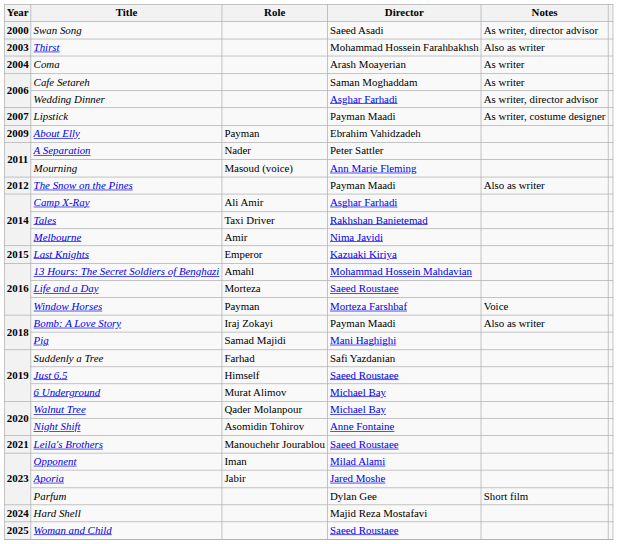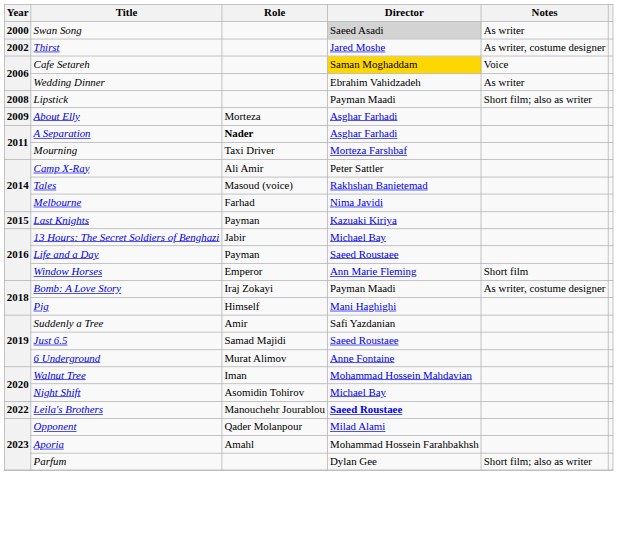(357, 30) no background -> (357, 30) lightgrey background
(541, 30) As writer, director advisor -> (504, 30) As writer
(18, 47) 2003 -> (18, 47) 2002
(404, 47) Mohammad Hossein Farahbakhsh -> (358, 47) Jared Moshe
(514, 47) Also as writer -> (545, 47) As writer, costume designer
- row: (47, 64)
(374, 82) no background -> (374, 64) gold background
(504, 82) As writer -> (496, 64) Voice
(364, 99) Asghar Farhadi -> (375, 82) Ebrahim Vahidzadeh
(541, 99) As writer, director advisor -> (504, 82) As writer
(18, 116) 2007 -> (18, 99) 2008
(545, 116) As writer, costume designer -> (538, 99) Short film; also as writer
(242, 133) Payman -> (243, 116) Morteza
(375, 133) Ebrahim Vahidzadeh -> (364, 116) Asghar Farhadi
(238, 151) normal -> (239, 133) bold
(357, 151) Peter Sattler -> (364, 133) Asghar Farhadi
(259, 168) Masoud (voice) -> (250, 151) Taxi Driver
(373, 168) Ann Marie Fleming -> (369, 151) Morteza Farshbaf
- row: (83, 185)
(364, 202) Asghar Farhadi -> (357, 168) Peter Sattler
(250, 220) Taxi Driver -> (259, 185) Masoud (voice)
(236, 237) Amir -> (239, 202) Farhad
(243, 254) Emperor -> (242, 220) Payman
(239, 271) Amahl -> (235, 237) Jabir
(401, 271) Mohammad Hossein Mahdavian -> (358, 237) Michael Bay
(243, 289) Morteza -> (242, 254) Payman
(242, 306) Payman -> (243, 271) Emperor
(369, 306) Morteza Farshbaf -> (373, 271) Ann Marie Fleming
(496, 306) Voice -> (506, 271) Short film
(514, 323) Also as writer -> (545, 289) As writer, costume designer
(255, 340) Samad Majidi -> (242, 306) Himself
(239, 358) Farhad -> (236, 323) Amir
(242, 375) Himself -> (255, 340) Samad Majidi
(358, 392) Michael Bay -> (362, 358) Anne Fontaine
(263, 409) Qader Molanpour -> (236, 375) Iman
(358, 409) Michael Bay -> (401, 375) Mohammad Hossein Mahdavian
(362, 427) Anne Fontaine -> (358, 392) Michael Bay
(18, 444) 2021 -> (18, 409) 2022
(364, 444) normal -> (366, 409) bold
(236, 461) Iman -> (263, 427) Qader Molanpour
(235, 479) Jabir -> (239, 444) Amahl
(358, 479) Jared Moshe -> (404, 444) Mohammad Hossein Farahbakhsh
(506, 496) Short film -> (538, 461) Short film; also as writer
- row: (57, 513)
- row: (73, 530)
